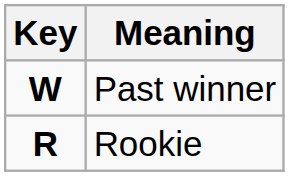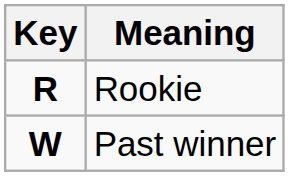rows swapped: (148, 144) <-> (185, 88)
